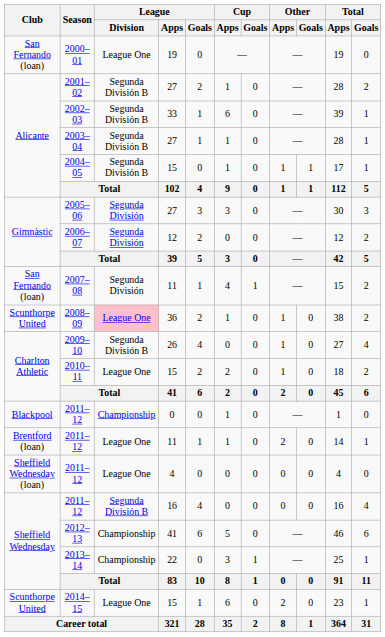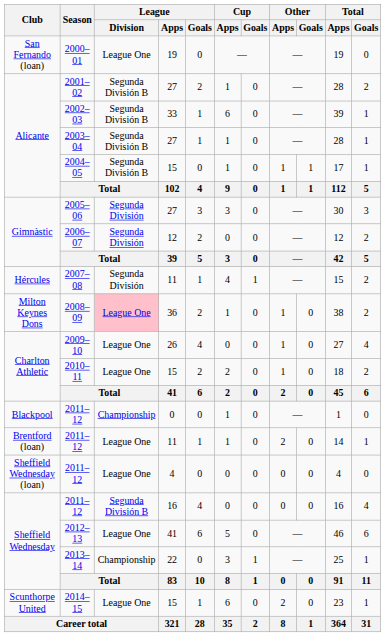(32, 285) San Fernando (loan) -> (32, 280) Hércules
(32, 318) Scunthorpe United -> (32, 312) Milton Keynes Dons
(127, 345) Segunda División B -> (127, 345) League One
(127, 533) Championship -> (127, 533) League One
